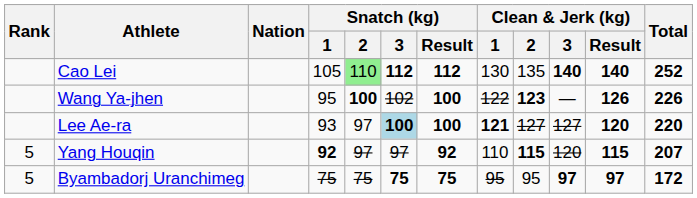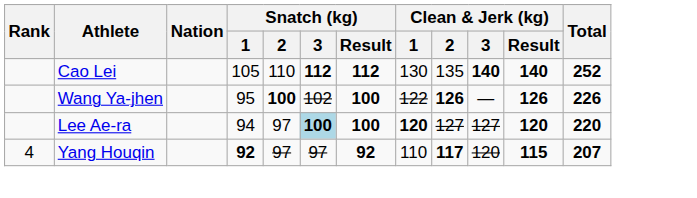(363, 71) lightgreen background -> (282, 71) no background
(531, 98) 123 -> (450, 98) 126
(327, 125) 93 -> (246, 125) 94
(495, 125) 121 -> (414, 125) 120
(29, 152) 5 -> (29, 152) 4
(531, 152) 115 -> (450, 152) 117
- row: (151, 179)
